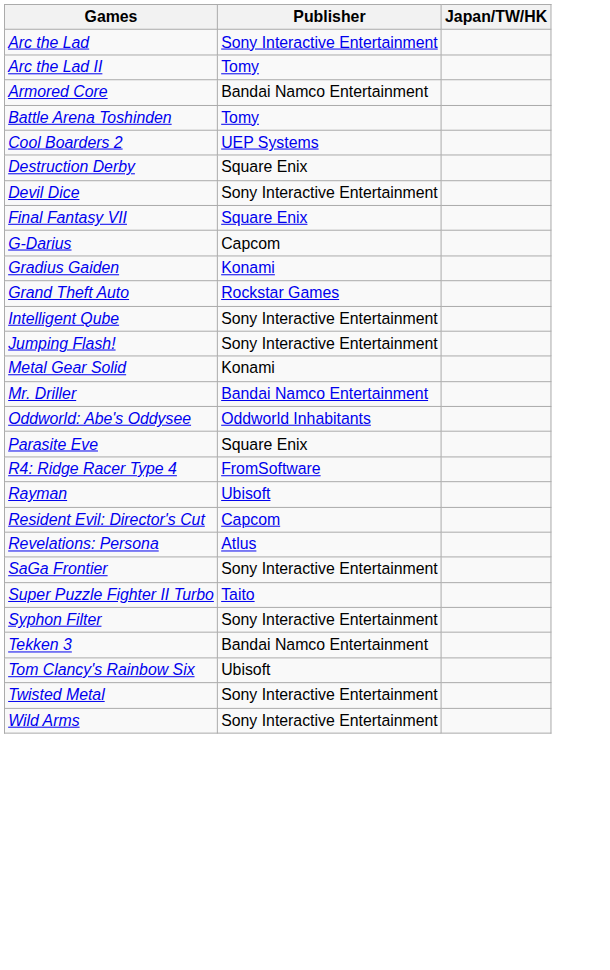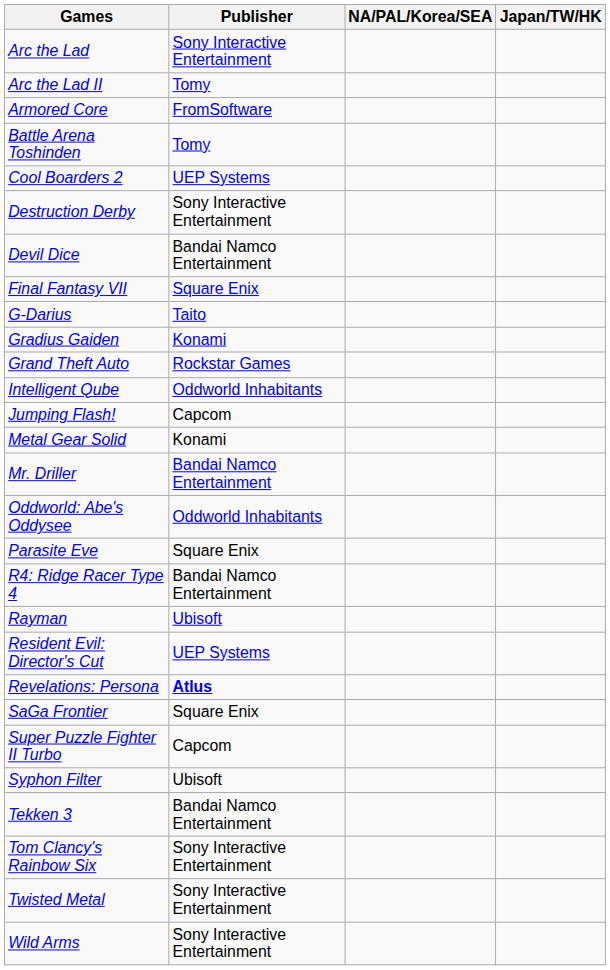+ column: (420, 17)
(325, 92) Bandai Namco Entertainment -> (222, 110) FromSoftware
(264, 167) Square Enix -> (229, 212) Sony Interactive Entertainment
(329, 192) Sony Interactive Entertainment -> (224, 255) Bandai Namco Entertainment
(251, 243) Capcom -> (189, 314) Taito
(329, 318) Sony Interactive Entertainment -> (247, 389) Oddworld Inhabitants
(329, 343) Sony Interactive Entertainment -> (202, 414) Capcom
(271, 469) FromSoftware -> (224, 585) Bandai Namco Entertainment
(251, 519) Capcom -> (221, 653) UEP Systems
(239, 544) normal -> (192, 687) bold
(329, 569) Sony Interactive Entertainment -> (216, 712) Square Enix
(238, 594) Taito -> (202, 746) Capcom
(329, 619) Sony Interactive Entertainment -> (197, 780) Ubisoft
(246, 670) Ubisoft -> (229, 857) Sony Interactive Entertainment
